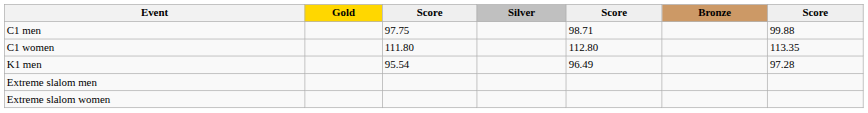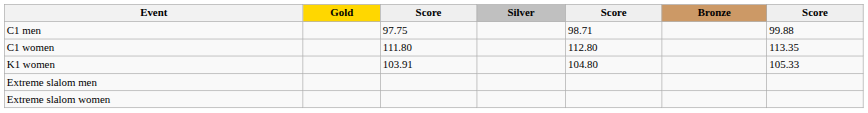- row: (24, 64)
+ row: (31, 64)
